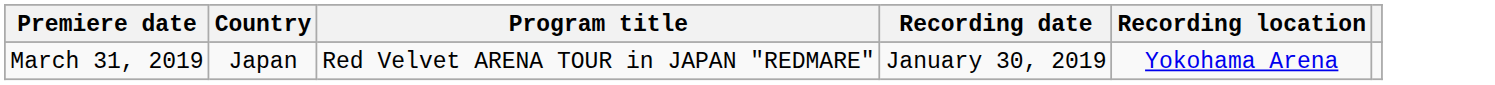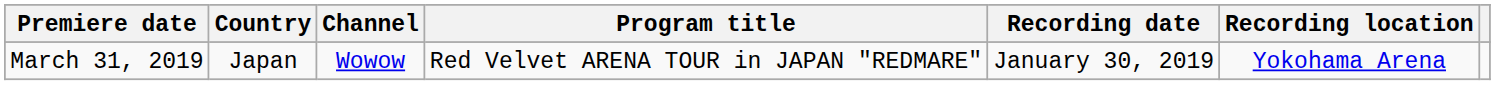+ column: (371, 24)
